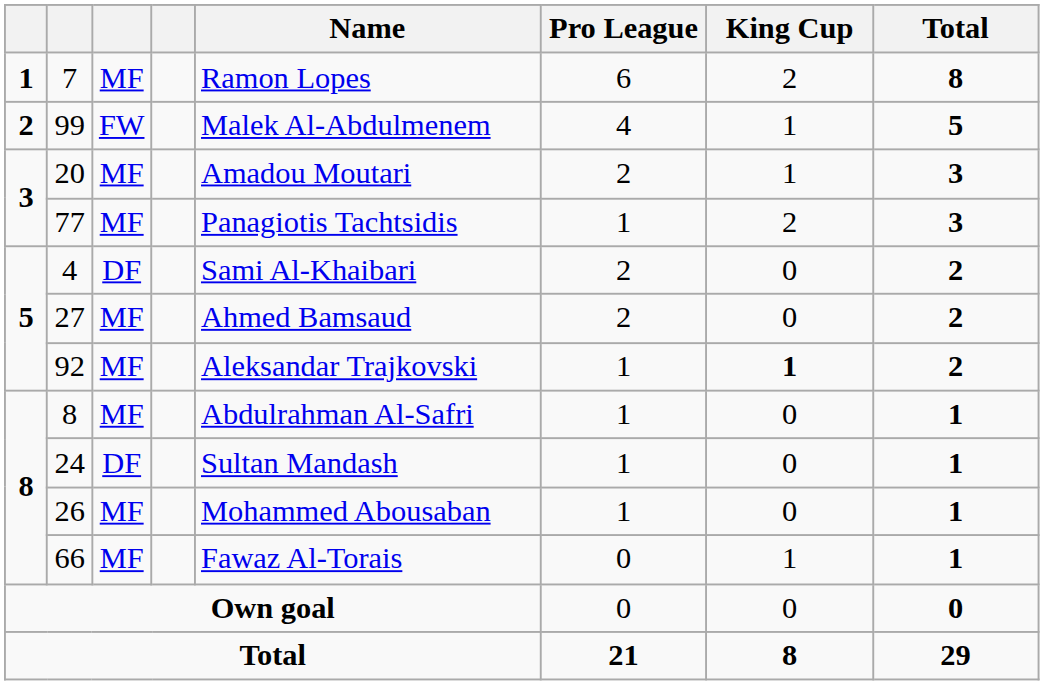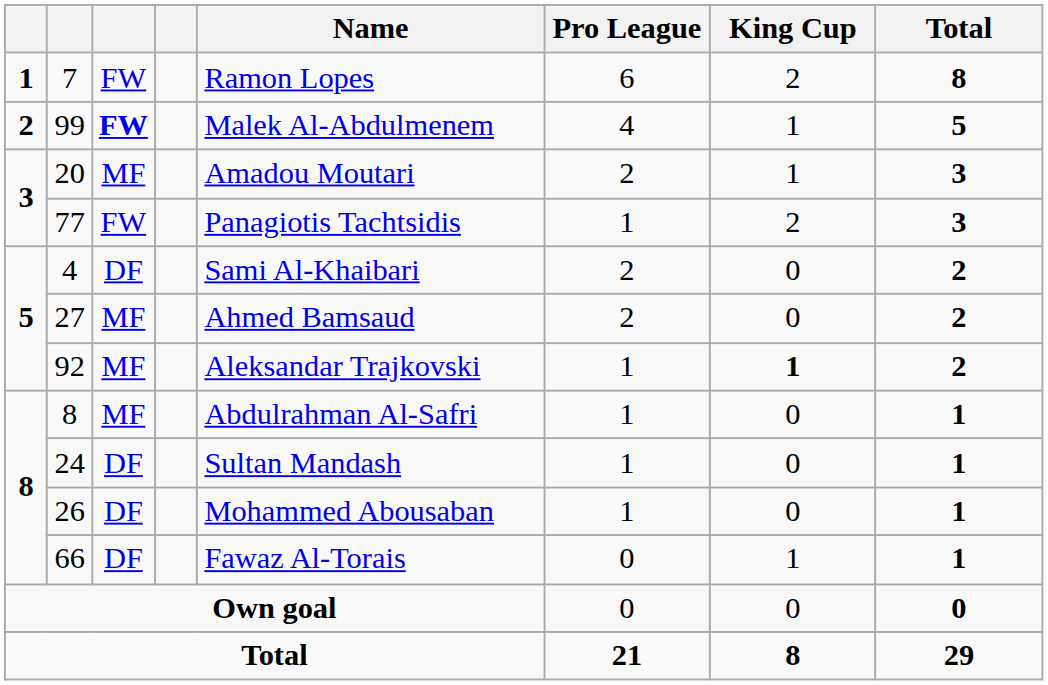(122, 76) MF -> (123, 76) FW
(122, 125) normal -> (123, 125) bold
(122, 221) MF -> (123, 221) FW
(122, 510) MF -> (123, 510) DF
(122, 558) MF -> (123, 558) DF
